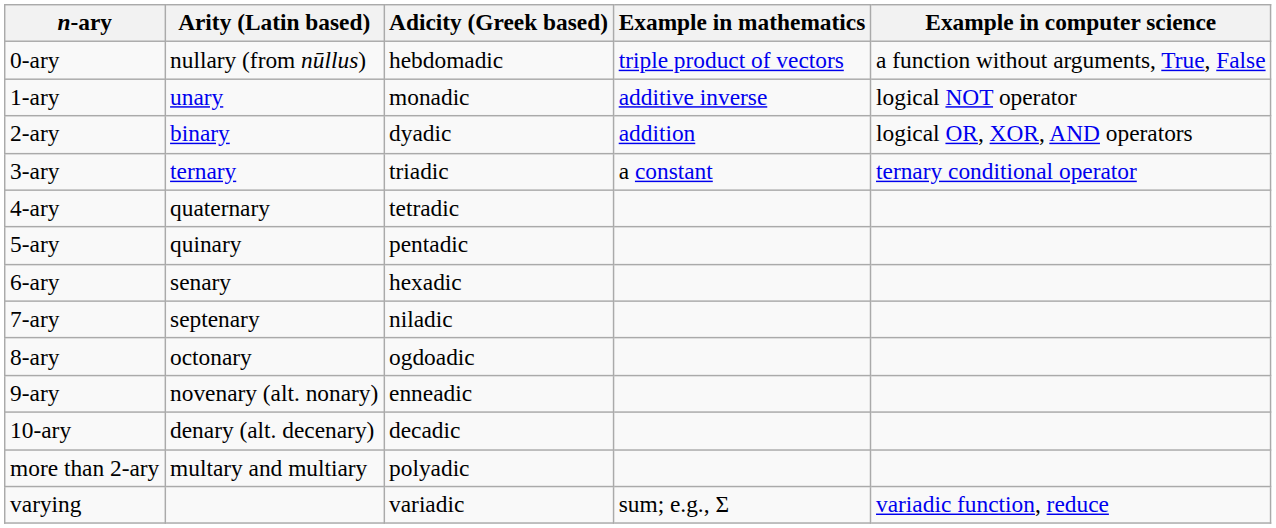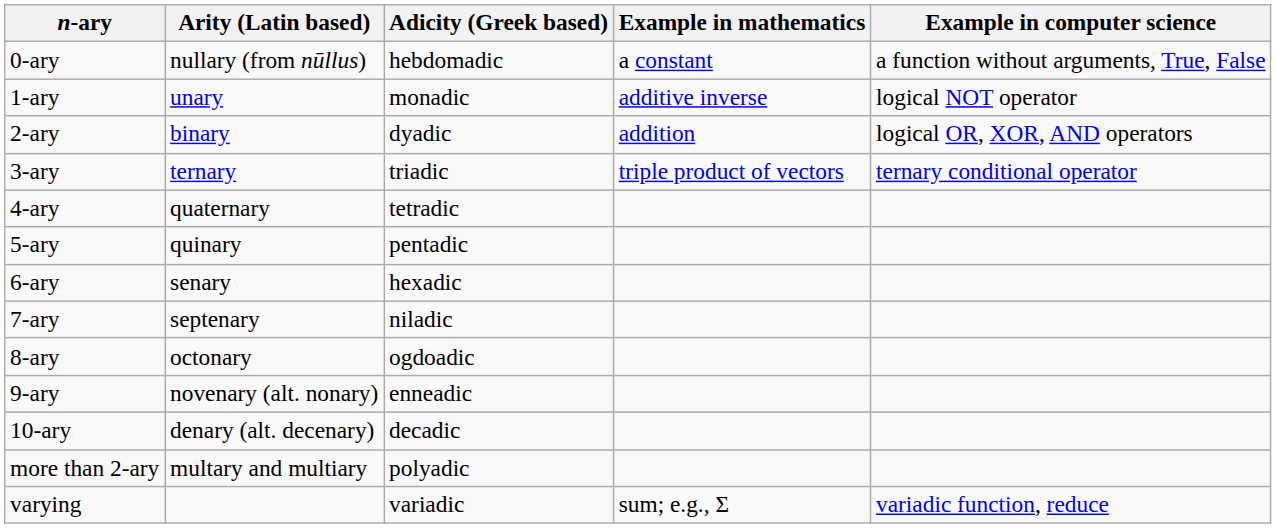(731, 60) triple product of vectors -> (666, 60) a constant
(666, 171) a constant -> (731, 171) triple product of vectors
